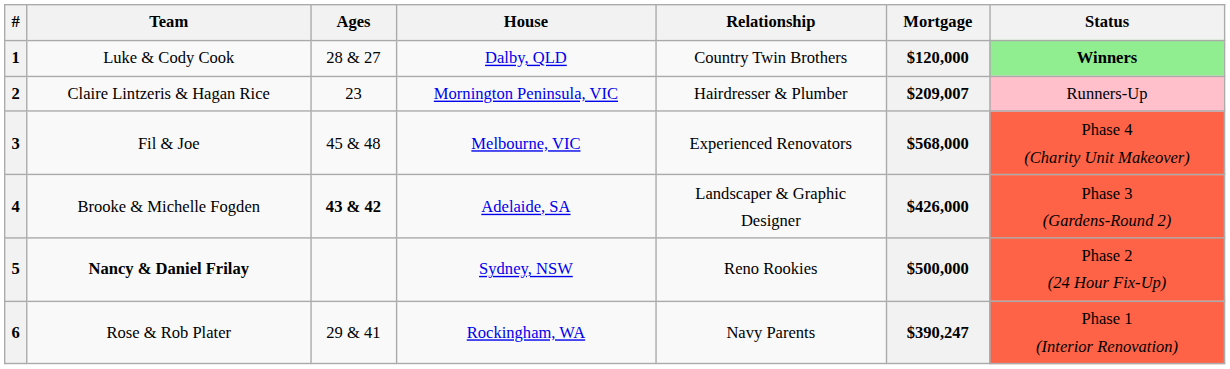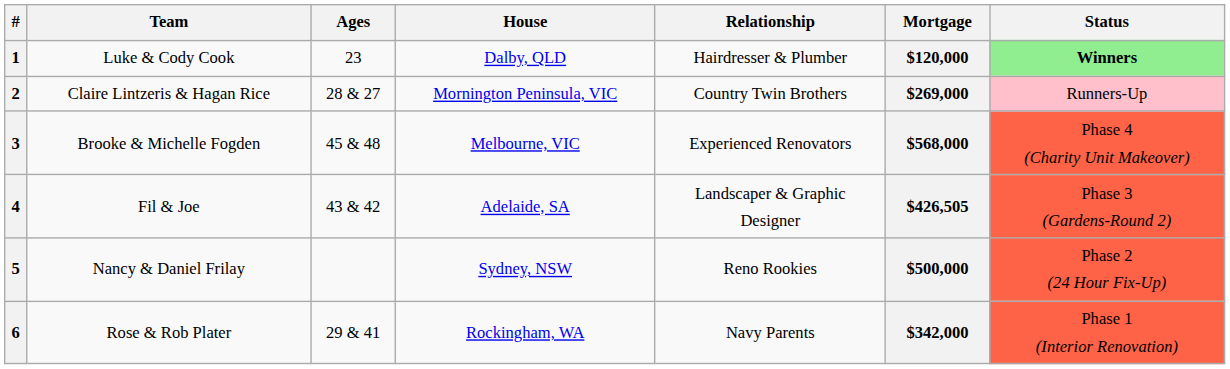(353, 58) 28 & 27 -> (353, 58) 23
(771, 58) Country Twin Brothers -> (770, 58) Hairdresser & Plumber
(353, 94) 23 -> (353, 94) 28 & 27
(771, 94) Hairdresser & Plumber -> (770, 94) Country Twin Brothers
(938, 94) $209,007 -> (937, 94) $269,000
(169, 143) Fil & Joe -> (169, 143) Brooke & Michelle Fogden
(169, 206) Brooke & Michelle Fogden -> (169, 206) Fil & Joe
(353, 206) bold -> (353, 206) normal
(938, 206) $426,000 -> (937, 206) $426,505
(169, 269) bold -> (169, 269) normal
(938, 333) $390,247 -> (937, 333) $342,000
